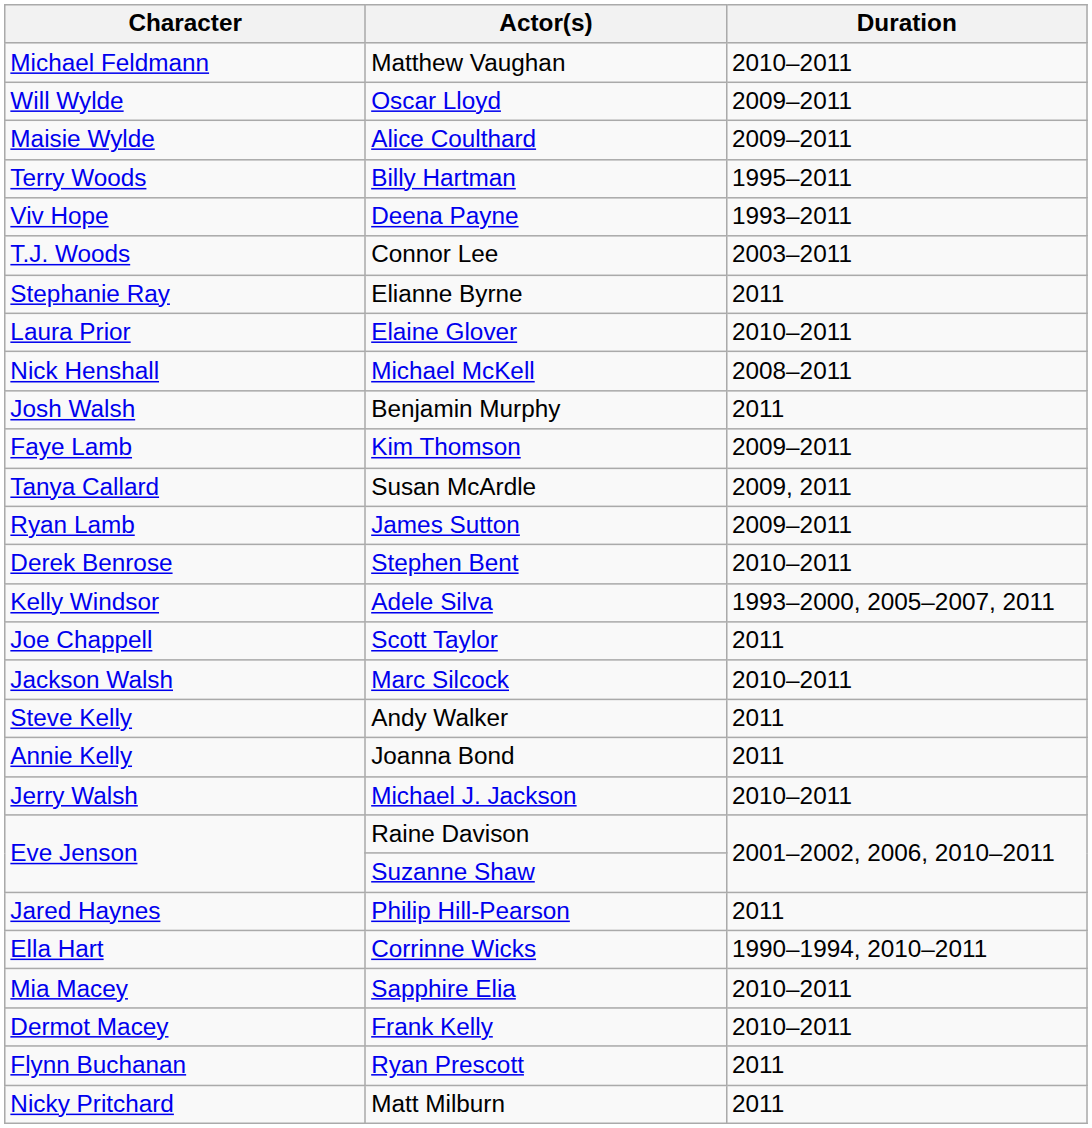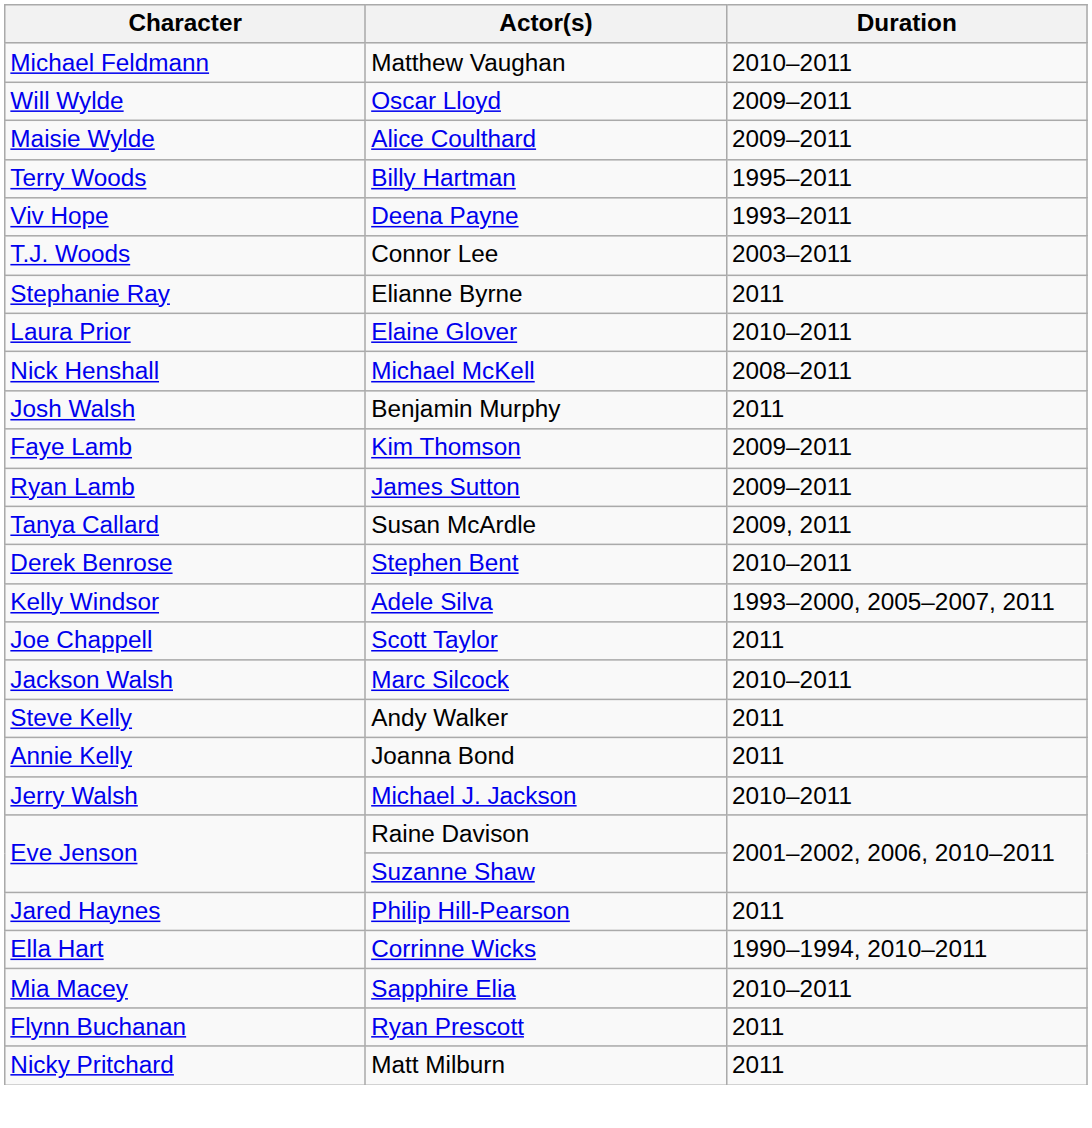rows swapped: (454, 486) <-> (446, 525)
- row: (432, 1026)
